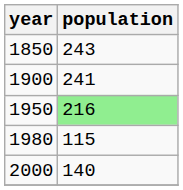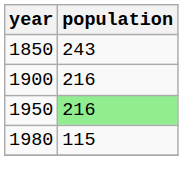(79, 80) 241 -> (79, 80) 216
- row: (31, 170)
